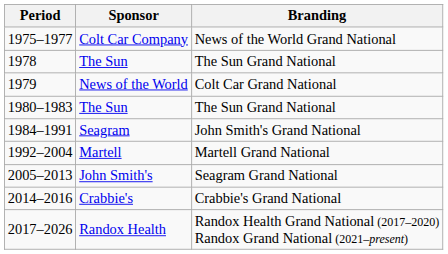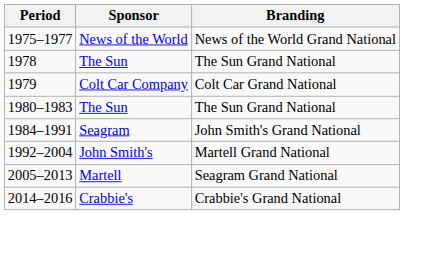(134, 38) Colt Car Company -> (133, 38) News of the World
(133, 84) News of the World -> (134, 84) Colt Car Company
(100, 152) Martell -> (116, 152) John Smith's
(116, 175) John Smith's -> (100, 175) Martell
- row: (40, 229)
